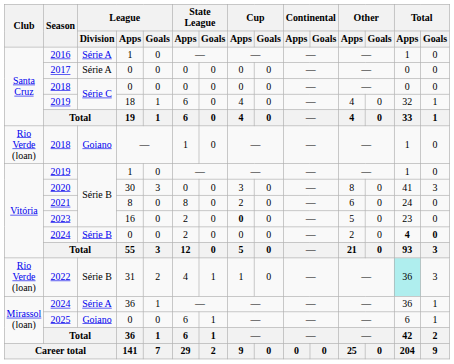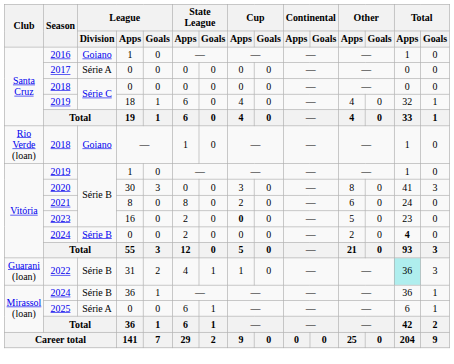(97, 54) Série A -> (97, 54) Goiano
(435, 234) bold -> (435, 234) normal
(24, 277) Rio Verde (loan) -> (24, 271) Guarani (loan)
(97, 304) Série A -> (97, 292) Série B
(97, 319) Goiano -> (97, 308) Série A
